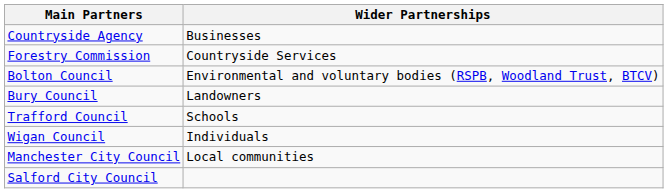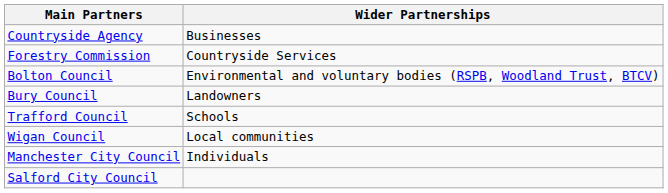(228, 137) Individuals -> (250, 137) Local communities
(250, 157) Local communities -> (228, 157) Individuals
